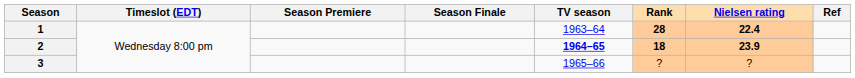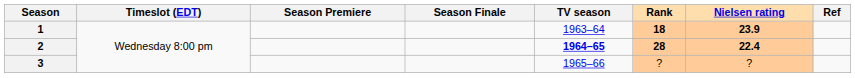(659, 30) 28 -> (659, 30) 18
(749, 30) 22.4 -> (749, 30) 23.9
(659, 47) 18 -> (659, 47) 28
(749, 47) 23.9 -> (749, 47) 22.4
